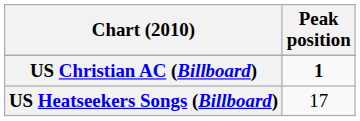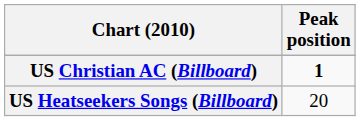(319, 100) 17 -> (319, 100) 20
